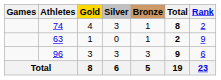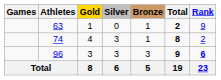rows swapped: (58, 40) <-> (58, 26)
(203, 54) normal -> (203, 54) bold
